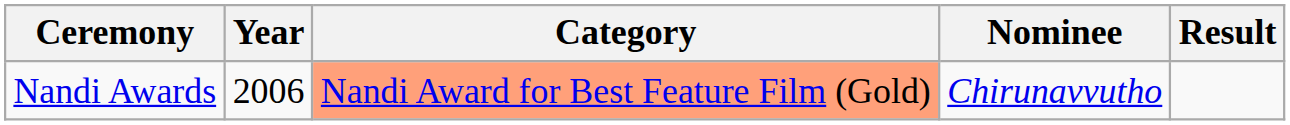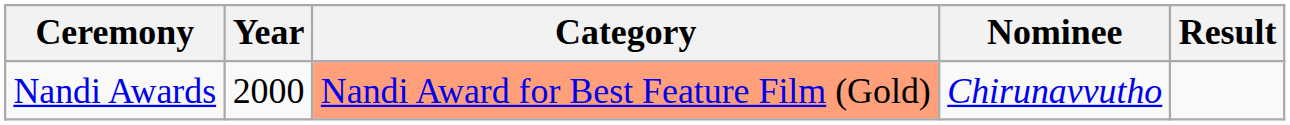(268, 89) 2006 -> (268, 89) 2000
